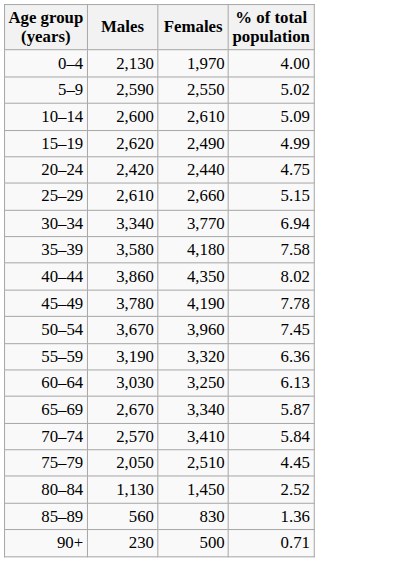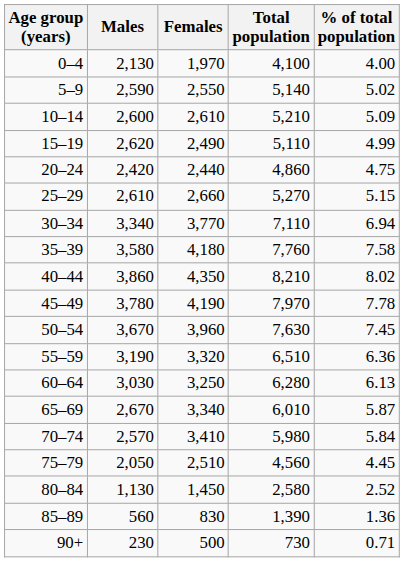+ column: (271, 27)
